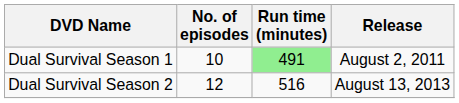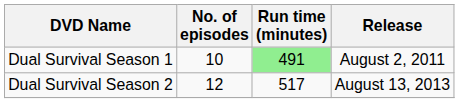(292, 85) 516 -> (292, 85) 517
